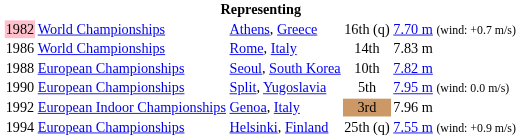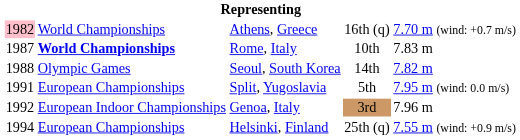(20, 48) 1986 -> (20, 48) 1987
(101, 48) normal -> (106, 48) bold
(367, 48) 14th -> (367, 48) 10th
(111, 68) European Championships -> (84, 68) Olympic Games
(367, 68) 10th -> (367, 68) 14th
(20, 88) 1990 -> (20, 88) 1991
